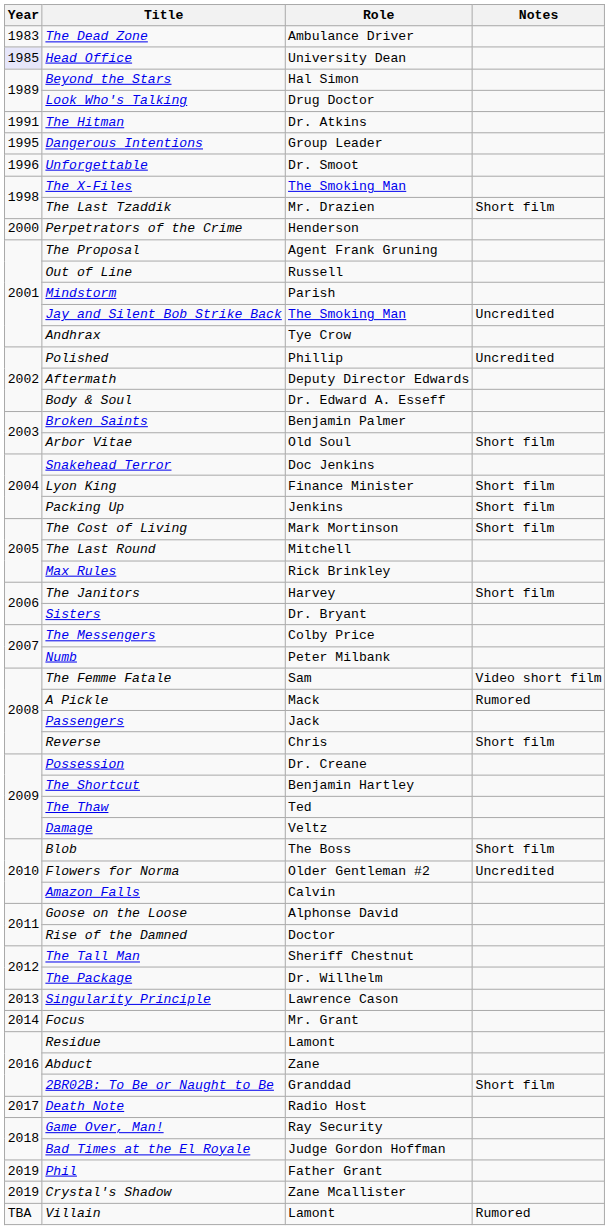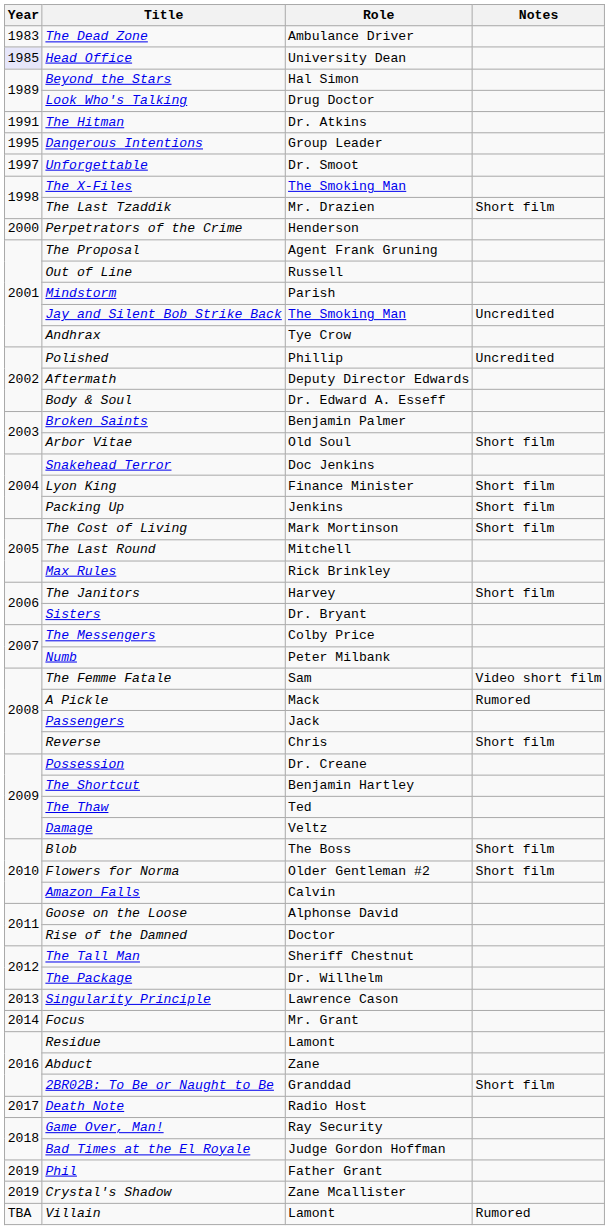(23, 165) 1996 -> (23, 165) 1997
(515, 871) Uncredited -> (515, 871) Short film
